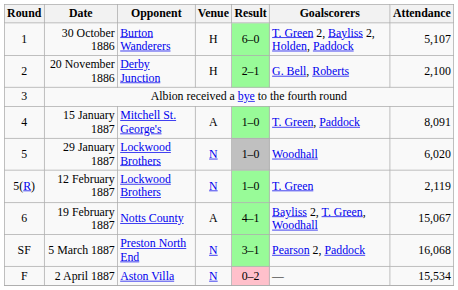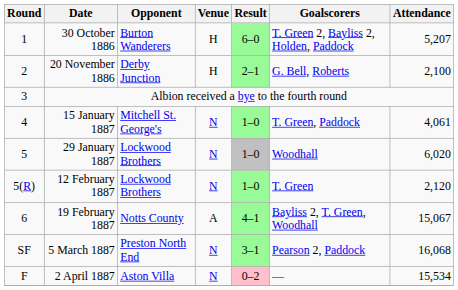(438, 39) 5,107 -> (438, 39) 5,207
(213, 122) A -> (213, 122) N
(438, 122) 8,091 -> (438, 122) 4,061
(438, 186) 2,119 -> (438, 186) 2,120
